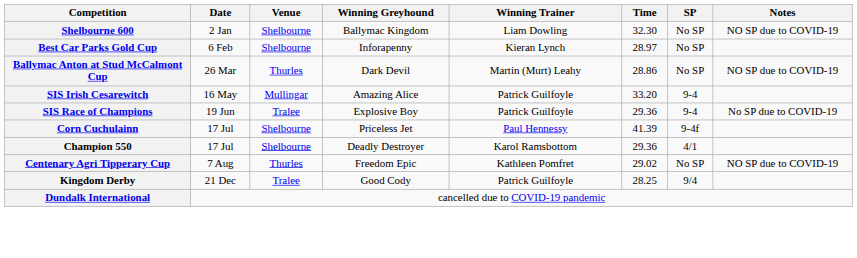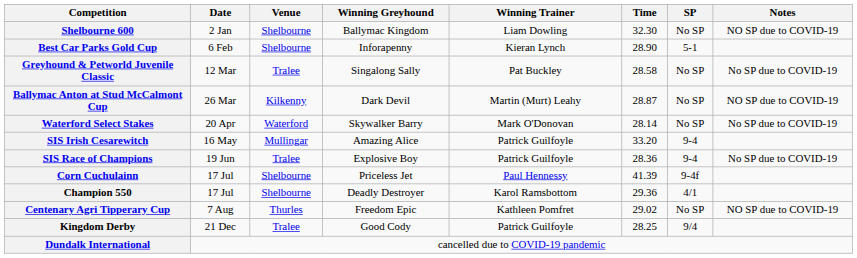(645, 47) 28.97 -> (645, 47) 28.90
(690, 47) No SP -> (690, 47) 5-1
+ row: (98, 71)
(286, 71) Thurles -> (286, 100) Kilkenny
(645, 71) 28.86 -> (645, 100) 28.87
+ row: (98, 123)
(645, 111) 29.36 -> (645, 158) 28.36
